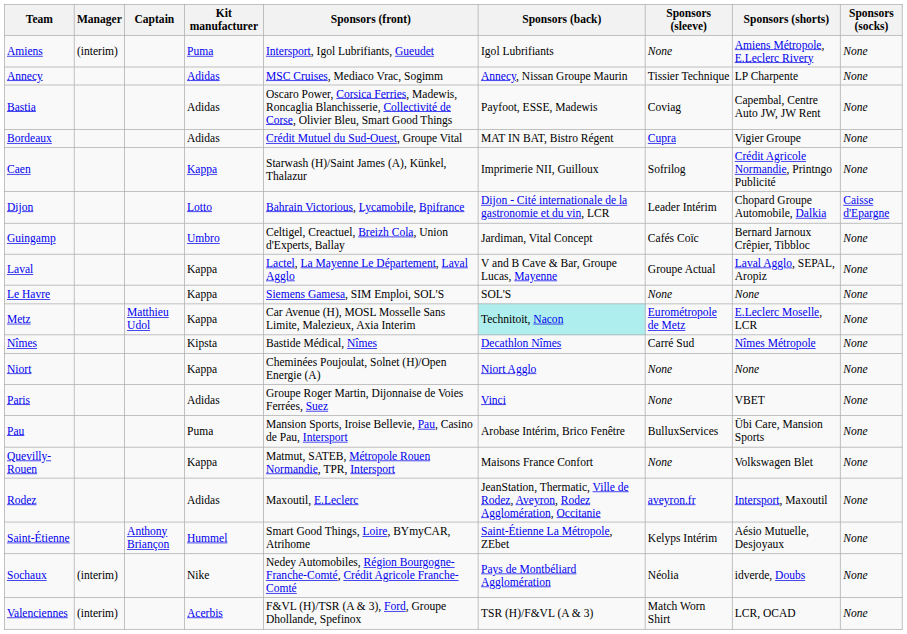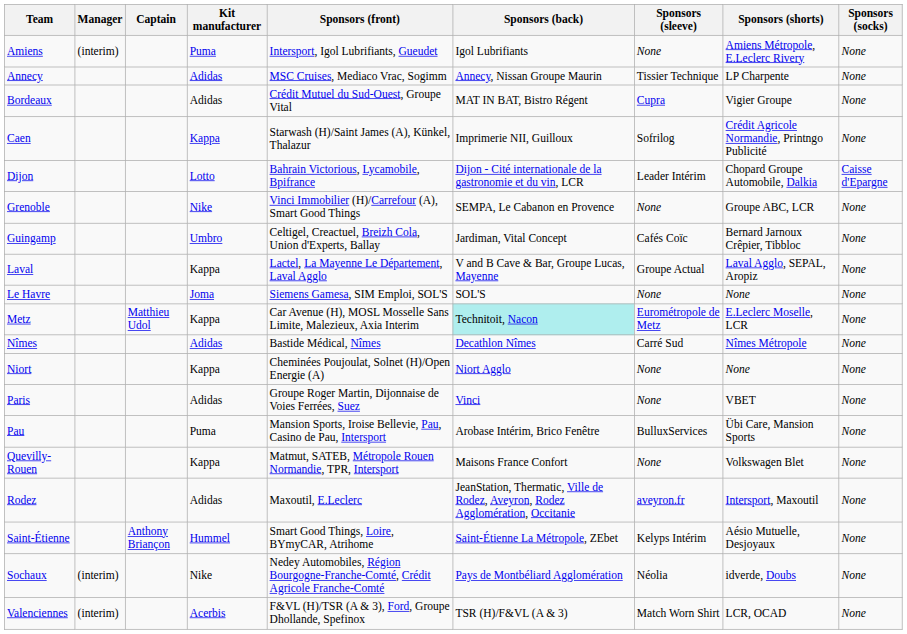- row: (21, 107)
+ row: (28, 207)
(202, 294) Kappa -> (202, 294) Joma
(202, 344) Kipsta -> (206, 344) Adidas
